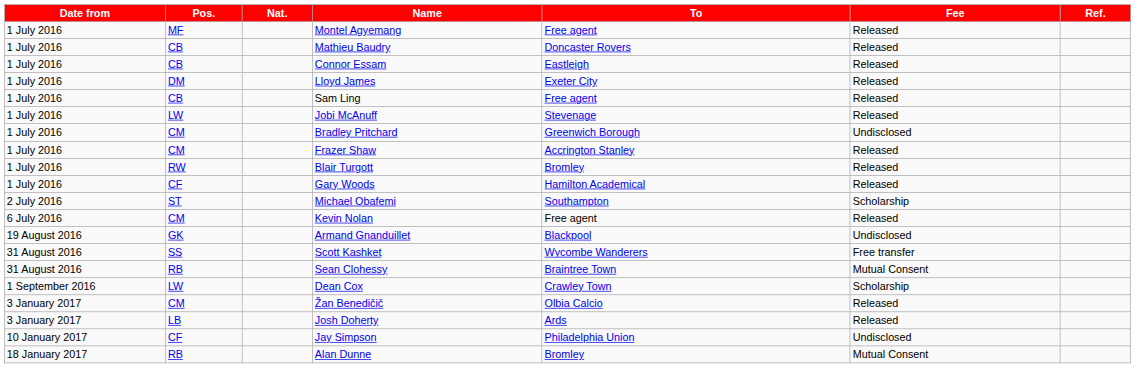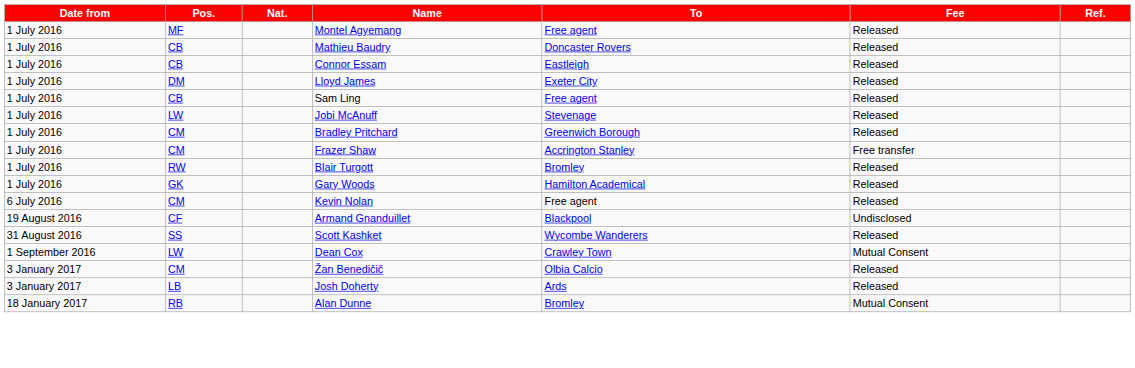(882, 133) Undisclosed -> (876, 133) Released
(876, 150) Released -> (884, 150) Free transfer
(175, 184) CF -> (176, 184) GK
- row: (355, 201)
(176, 235) GK -> (175, 218) CF
(884, 252) Free transfer -> (876, 235) Released
- row: (351, 269)
(881, 286) Scholarship -> (891, 252) Mutual Consent
- row: (346, 338)
